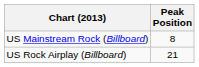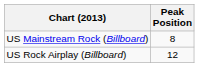(172, 54) 21 -> (172, 54) 12
